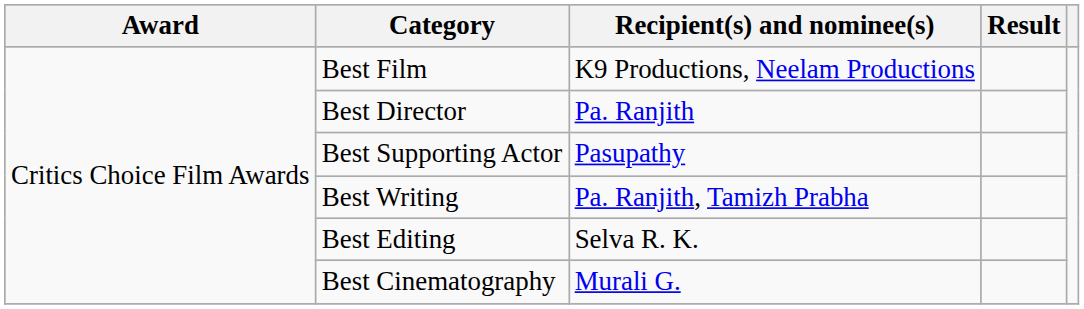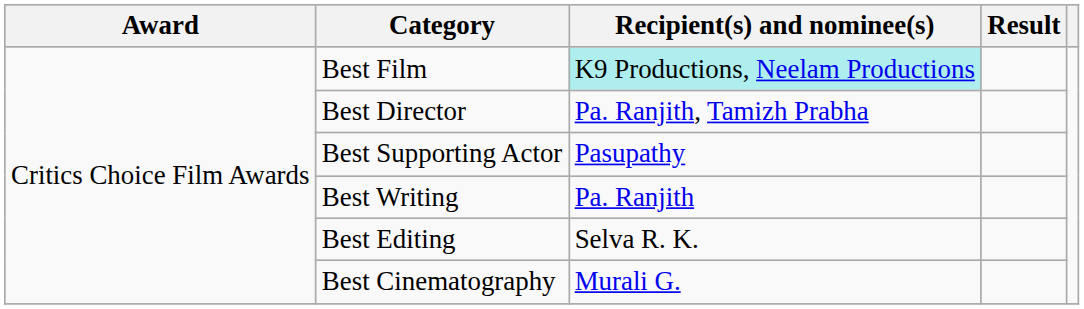(775, 68) no background -> (775, 68) paleturquoise background
(634, 111) Pa. Ranjith -> (722, 111) Pa. Ranjith, Tamizh Prabha
(722, 196) Pa. Ranjith, Tamizh Prabha -> (634, 196) Pa. Ranjith
